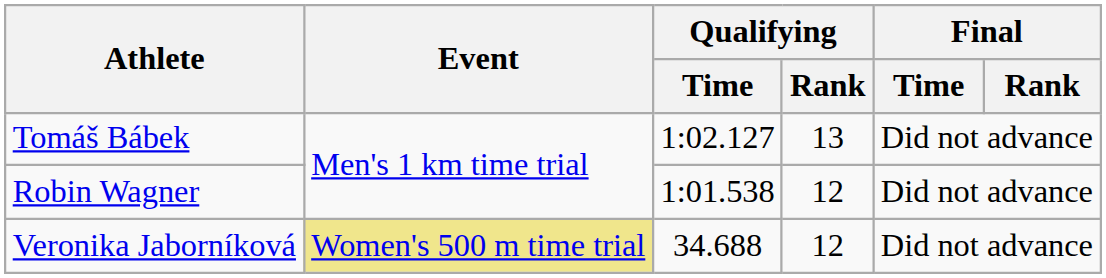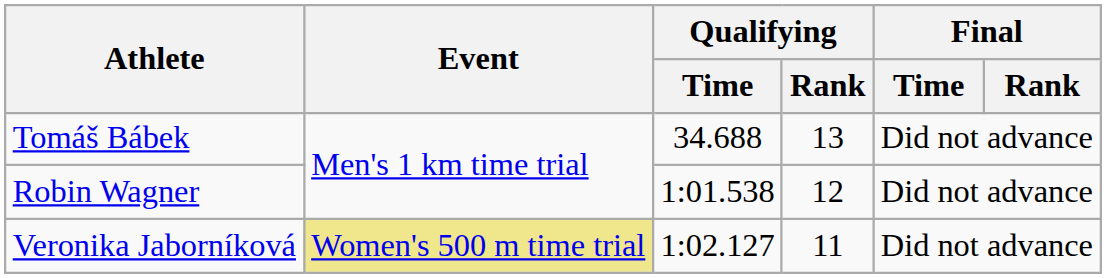(718, 138) 1:02.127 -> (718, 138) 34.688
(718, 245) 34.688 -> (718, 245) 1:02.127
(828, 245) 12 -> (828, 245) 11
